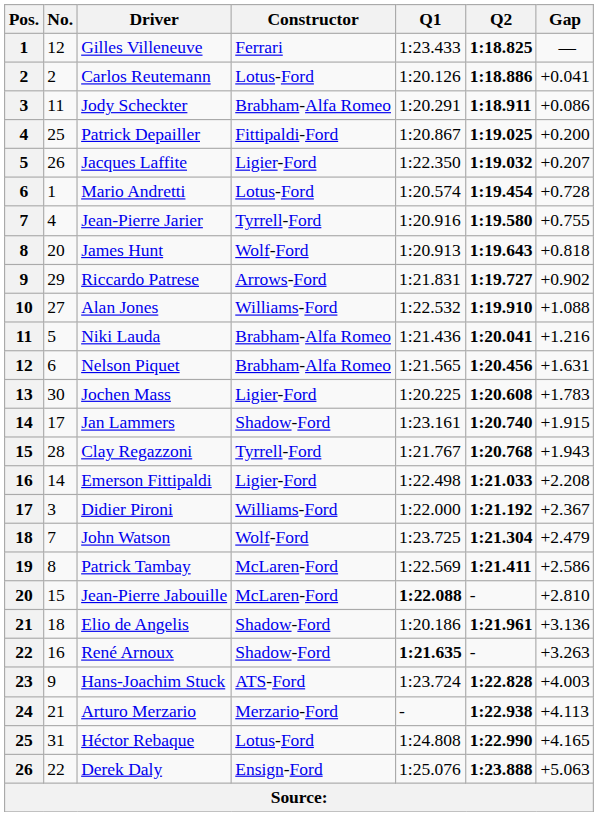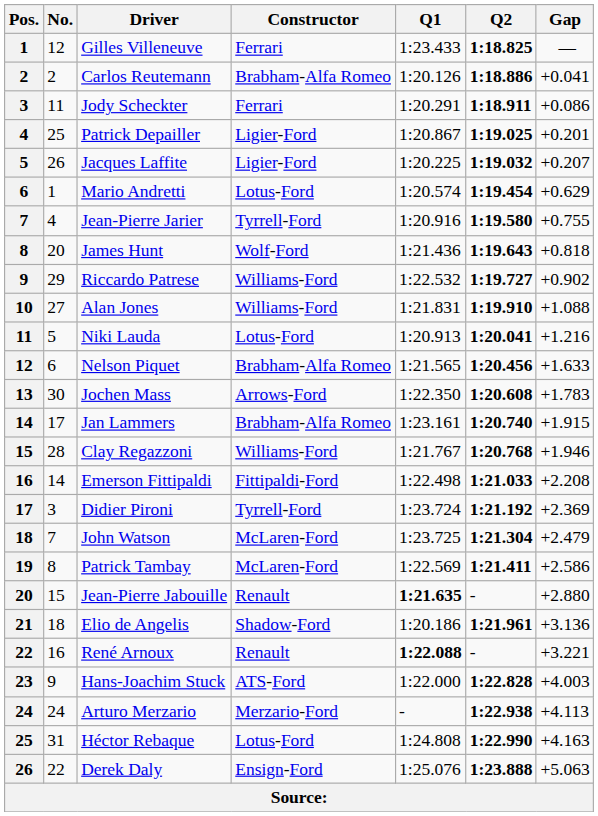(275, 76) Lotus-Ford -> (313, 76) Brabham-Alfa Romeo
(313, 105) Brabham-Alfa Romeo -> (259, 105) Ferrari
(287, 134) Fittipaldi-Ford -> (276, 134) Ligier-Ford
(565, 134) +0.200 -> (565, 134) +0.201
(430, 163) 1:22.350 -> (430, 163) 1:20.225
(565, 192) +0.728 -> (565, 192) +0.629
(430, 249) 1:20.913 -> (430, 249) 1:21.436
(281, 278) Arrows-Ford -> (286, 278) Williams-Ford
(430, 278) 1:21.831 -> (430, 278) 1:22.532
(430, 307) 1:22.532 -> (430, 307) 1:21.831
(313, 336) Brabham-Alfa Romeo -> (275, 336) Lotus-Ford
(430, 336) 1:21.436 -> (430, 336) 1:20.913
(565, 364) +1.631 -> (565, 364) +1.633
(276, 393) Ligier-Ford -> (281, 393) Arrows-Ford
(430, 393) 1:20.225 -> (430, 393) 1:22.350
(283, 422) Shadow-Ford -> (313, 422) Brabham-Alfa Romeo
(278, 451) Tyrrell-Ford -> (286, 451) Williams-Ford
(565, 451) +1.943 -> (565, 451) +1.946
(276, 480) Ligier-Ford -> (287, 480) Fittipaldi-Ford
(286, 509) Williams-Ford -> (278, 509) Tyrrell-Ford
(430, 509) 1:22.000 -> (430, 509) 1:23.724
(565, 509) +2.367 -> (565, 509) +2.369
(272, 537) Wolf-Ford -> (287, 537) McLaren-Ford
(287, 595) McLaren-Ford -> (262, 595) Renault
(430, 595) 1:22.088 -> (430, 595) 1:21.635
(565, 595) +2.810 -> (565, 595) +2.880
(283, 653) Shadow-Ford -> (262, 653) Renault
(430, 653) 1:21.635 -> (430, 653) 1:22.088
(565, 653) +3.263 -> (565, 653) +3.221
(430, 682) 1:23.724 -> (430, 682) 1:22.000
(56, 710) 21 -> (56, 710) 24
(565, 739) +4.165 -> (565, 739) +4.163
